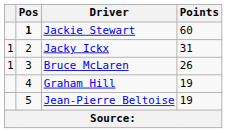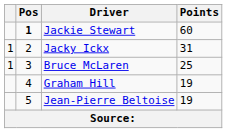(186, 66) 26 -> (186, 66) 25
